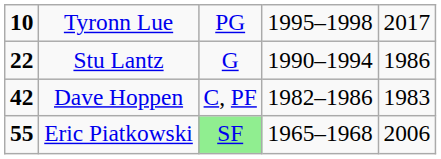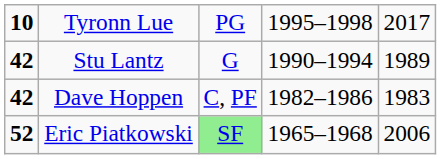(22, 60) 22 -> (22, 60) 42
(407, 60) 1986 -> (407, 60) 1989
(22, 134) 55 -> (22, 134) 52
